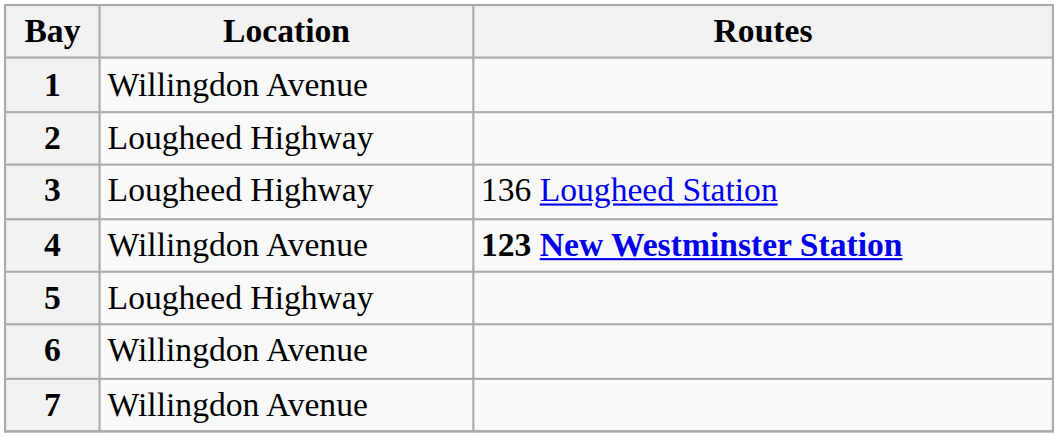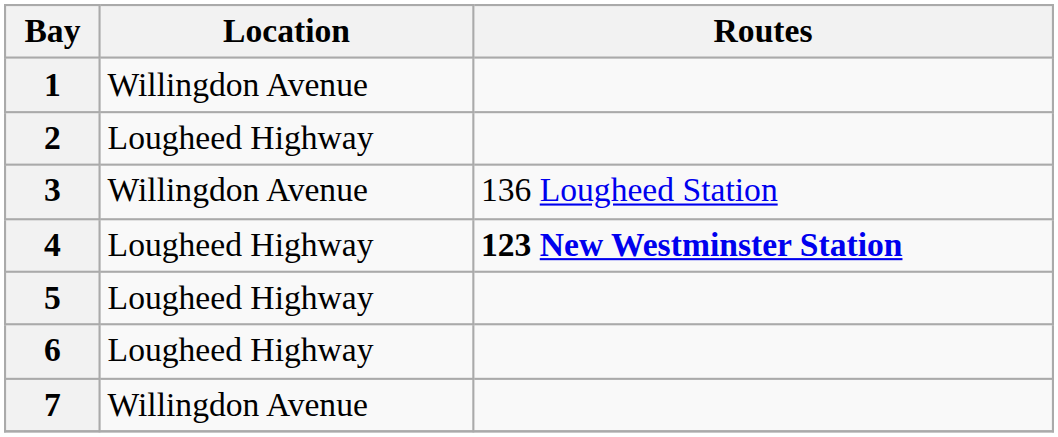(241, 191) Lougheed Highway -> (238, 191) Willingdon Avenue
(238, 244) Willingdon Avenue -> (241, 244) Lougheed Highway
(238, 350) Willingdon Avenue -> (241, 350) Lougheed Highway
